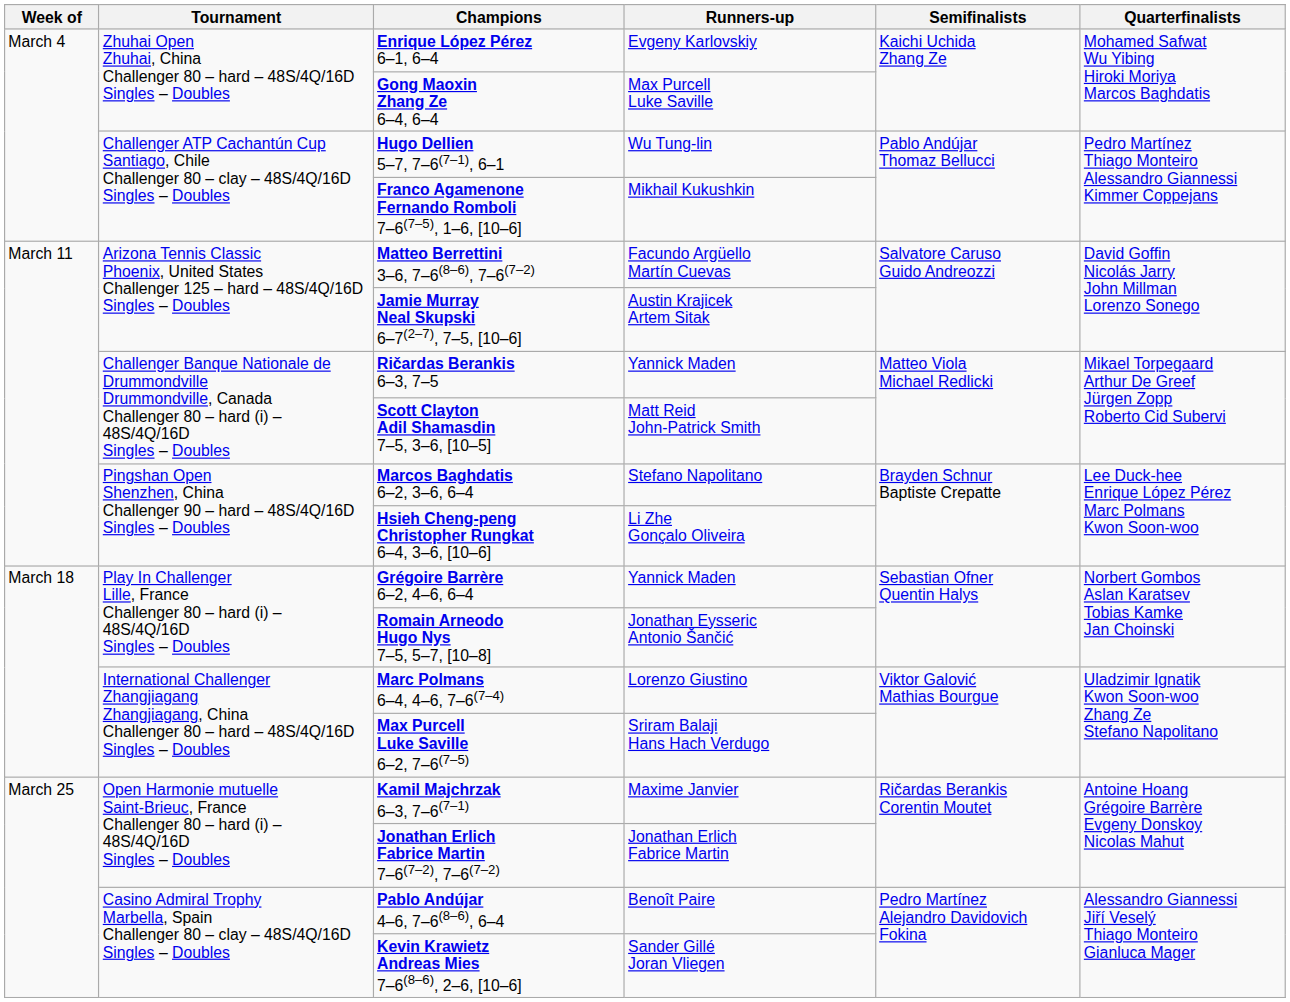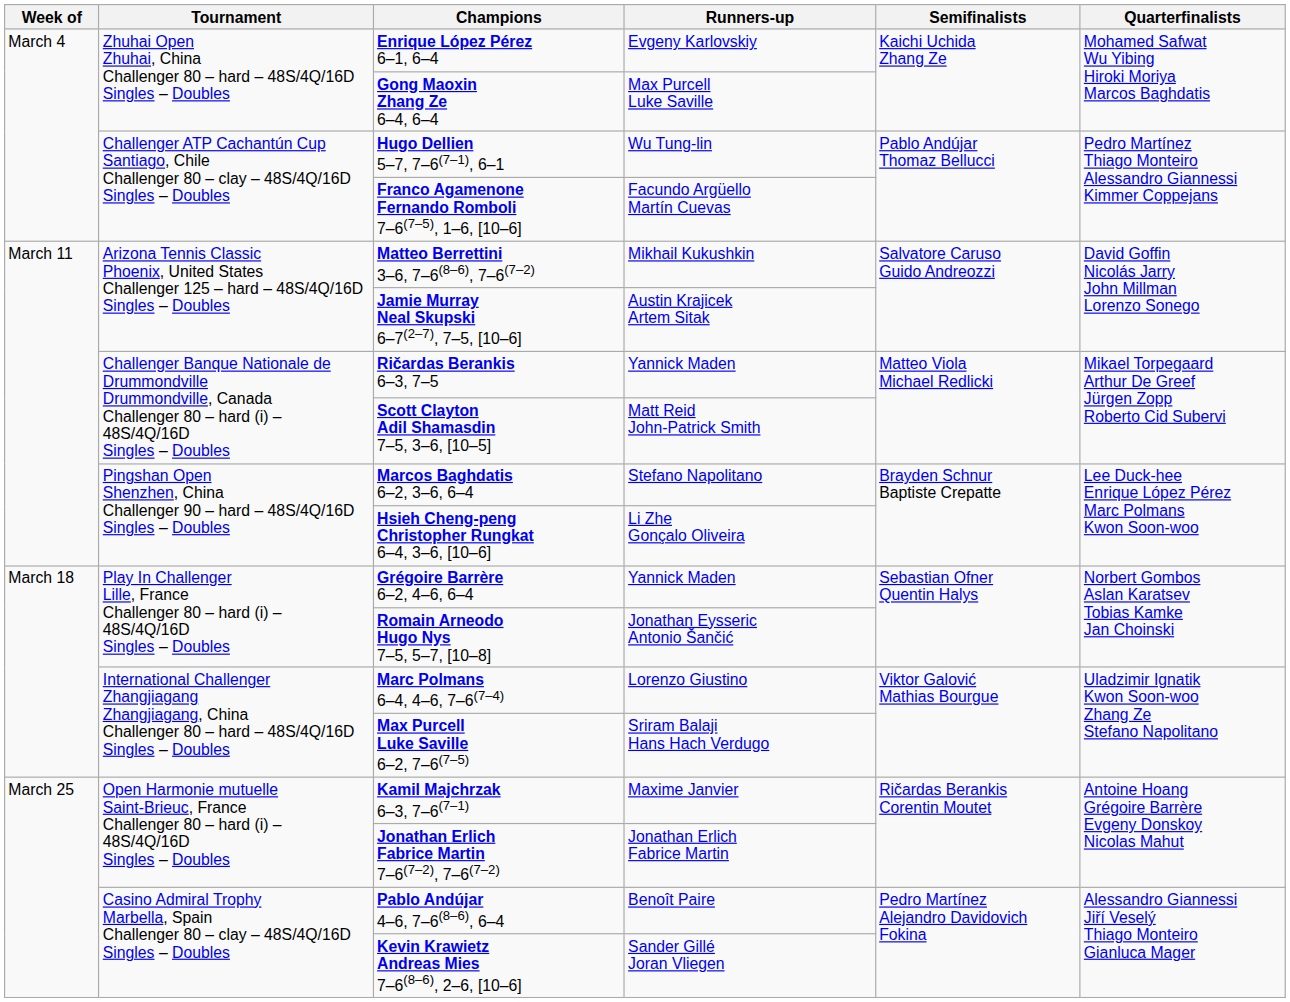(691, 190) Mikhail Kukushkin -> (689, 198) Facundo Argüello Martín Cuevas
(689, 262) Facundo Argüello Martín Cuevas -> (691, 254) Mikhail Kukushkin
